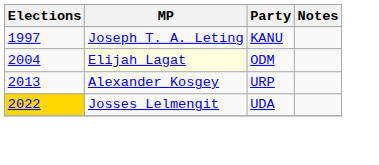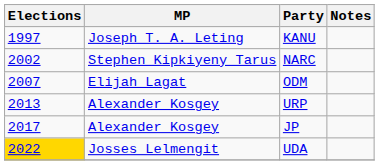+ row: (299, 60)
(24, 60) 2004 -> (24, 82) 2007
(137, 60) lightyellow background -> (137, 82) no background
+ row: (291, 127)
